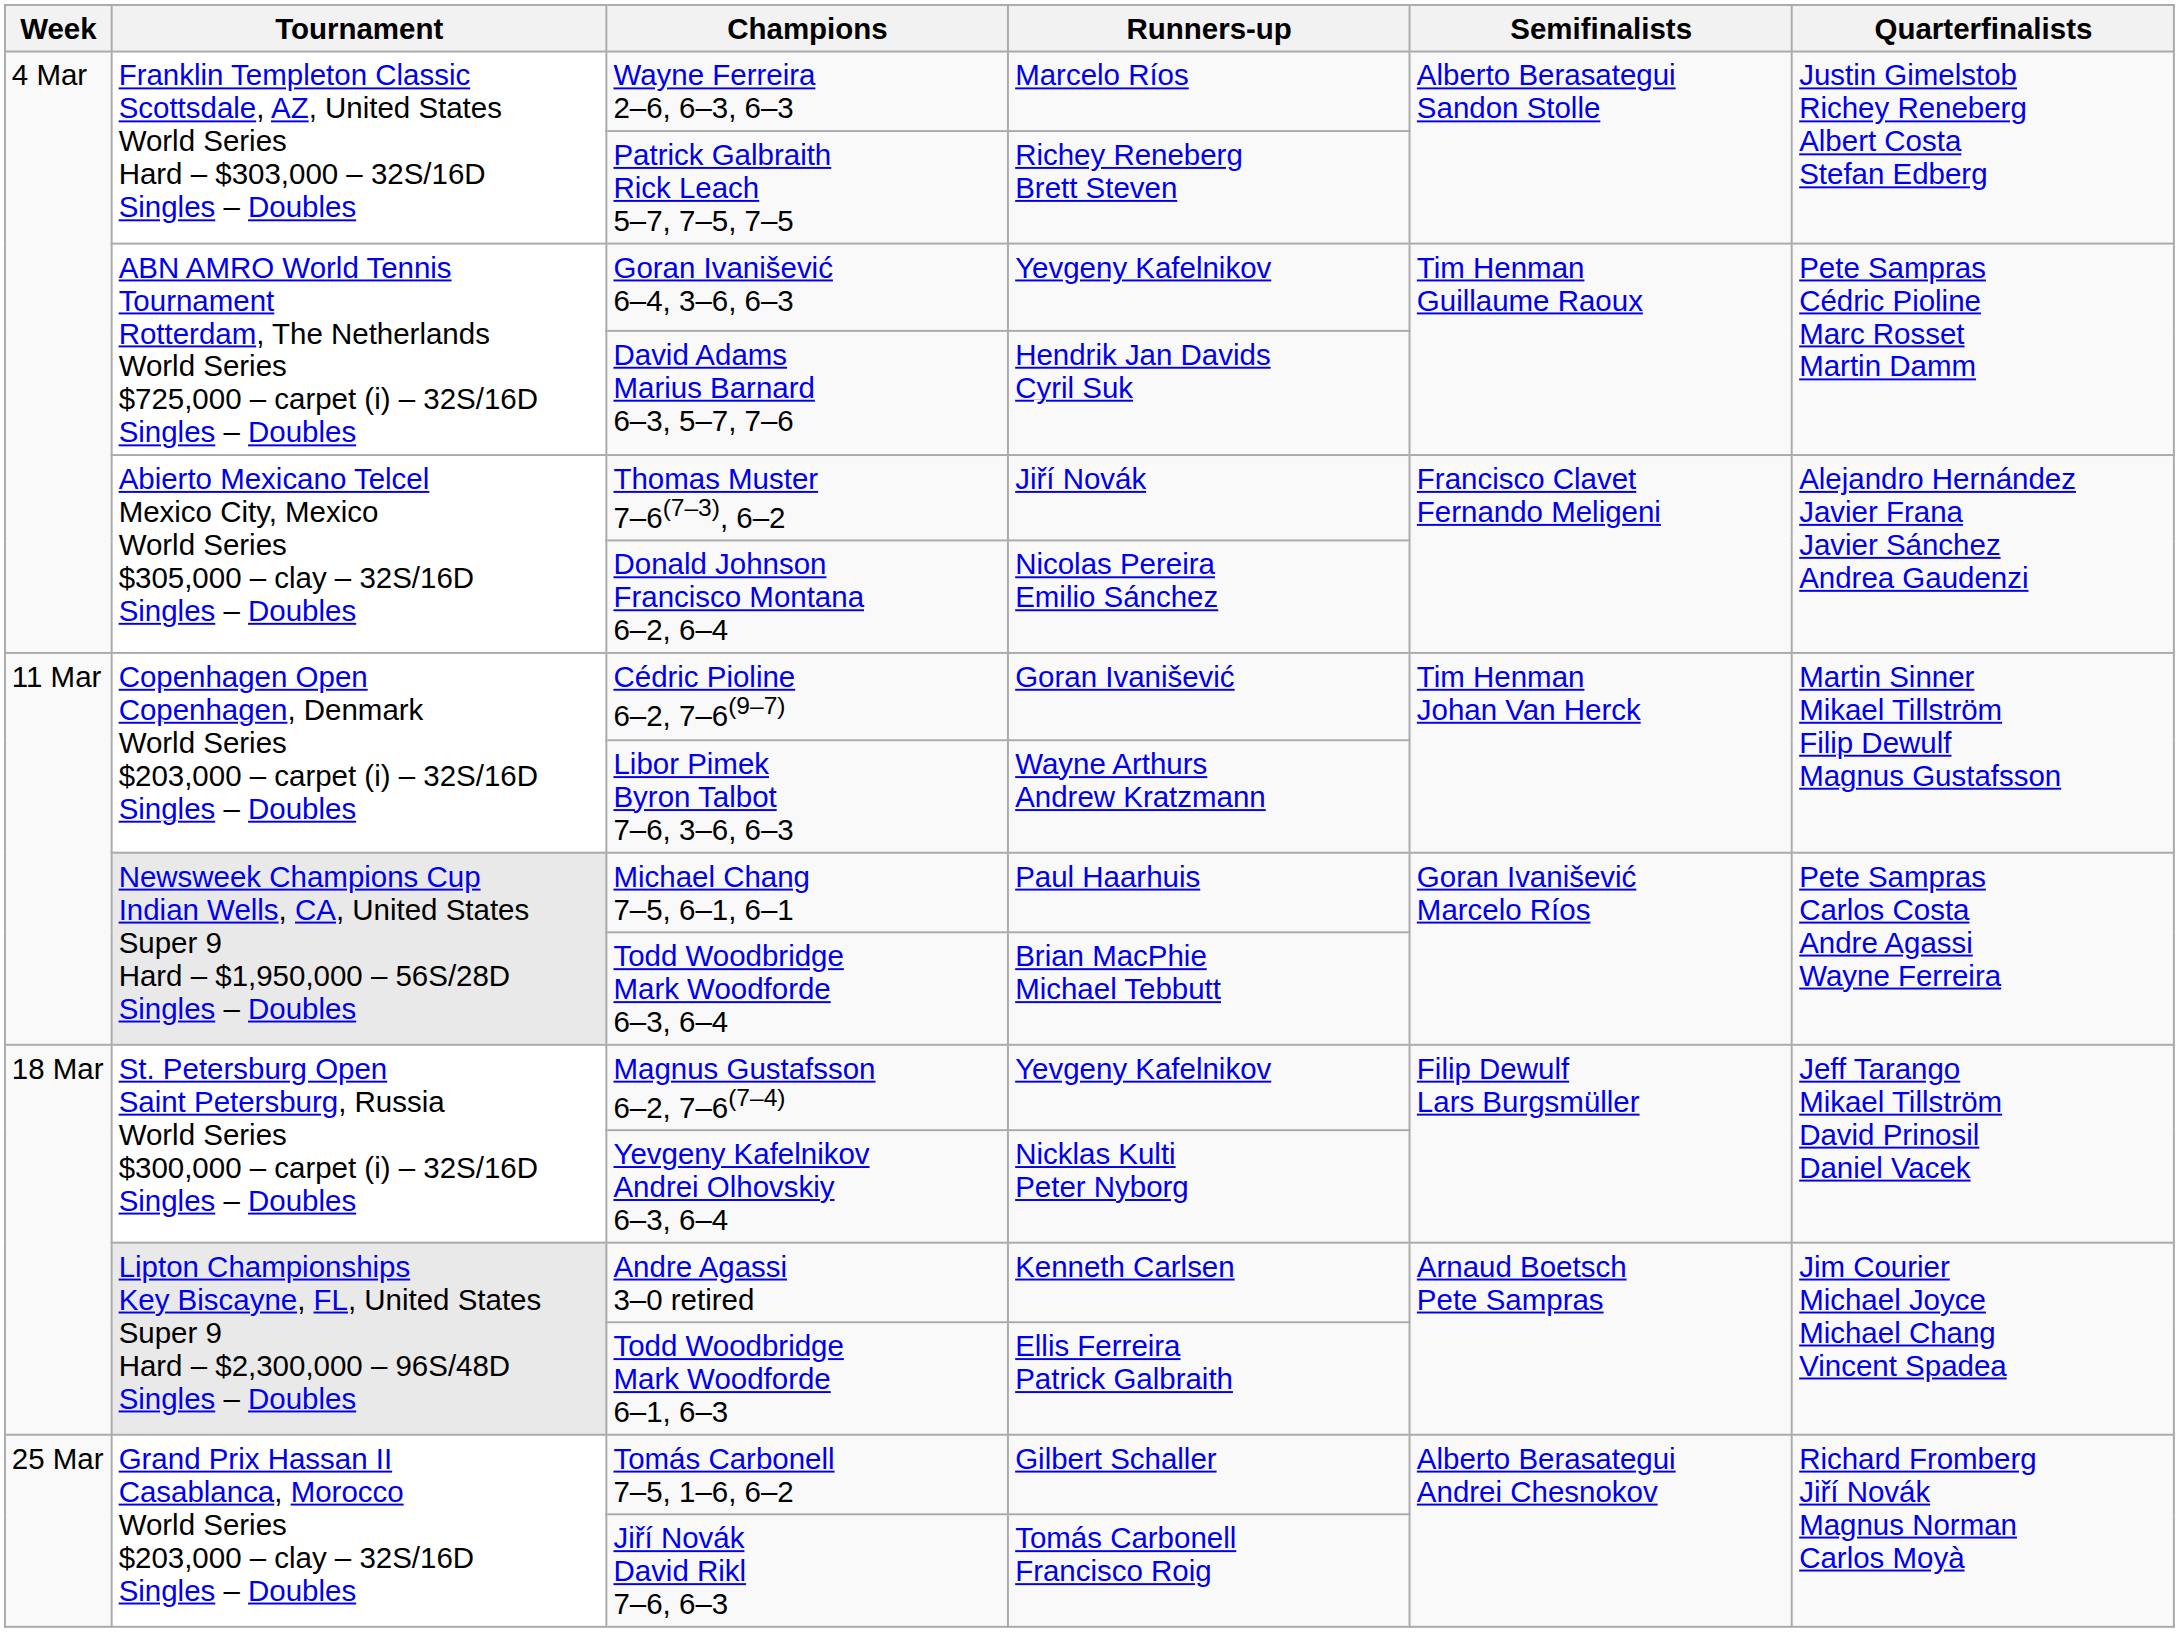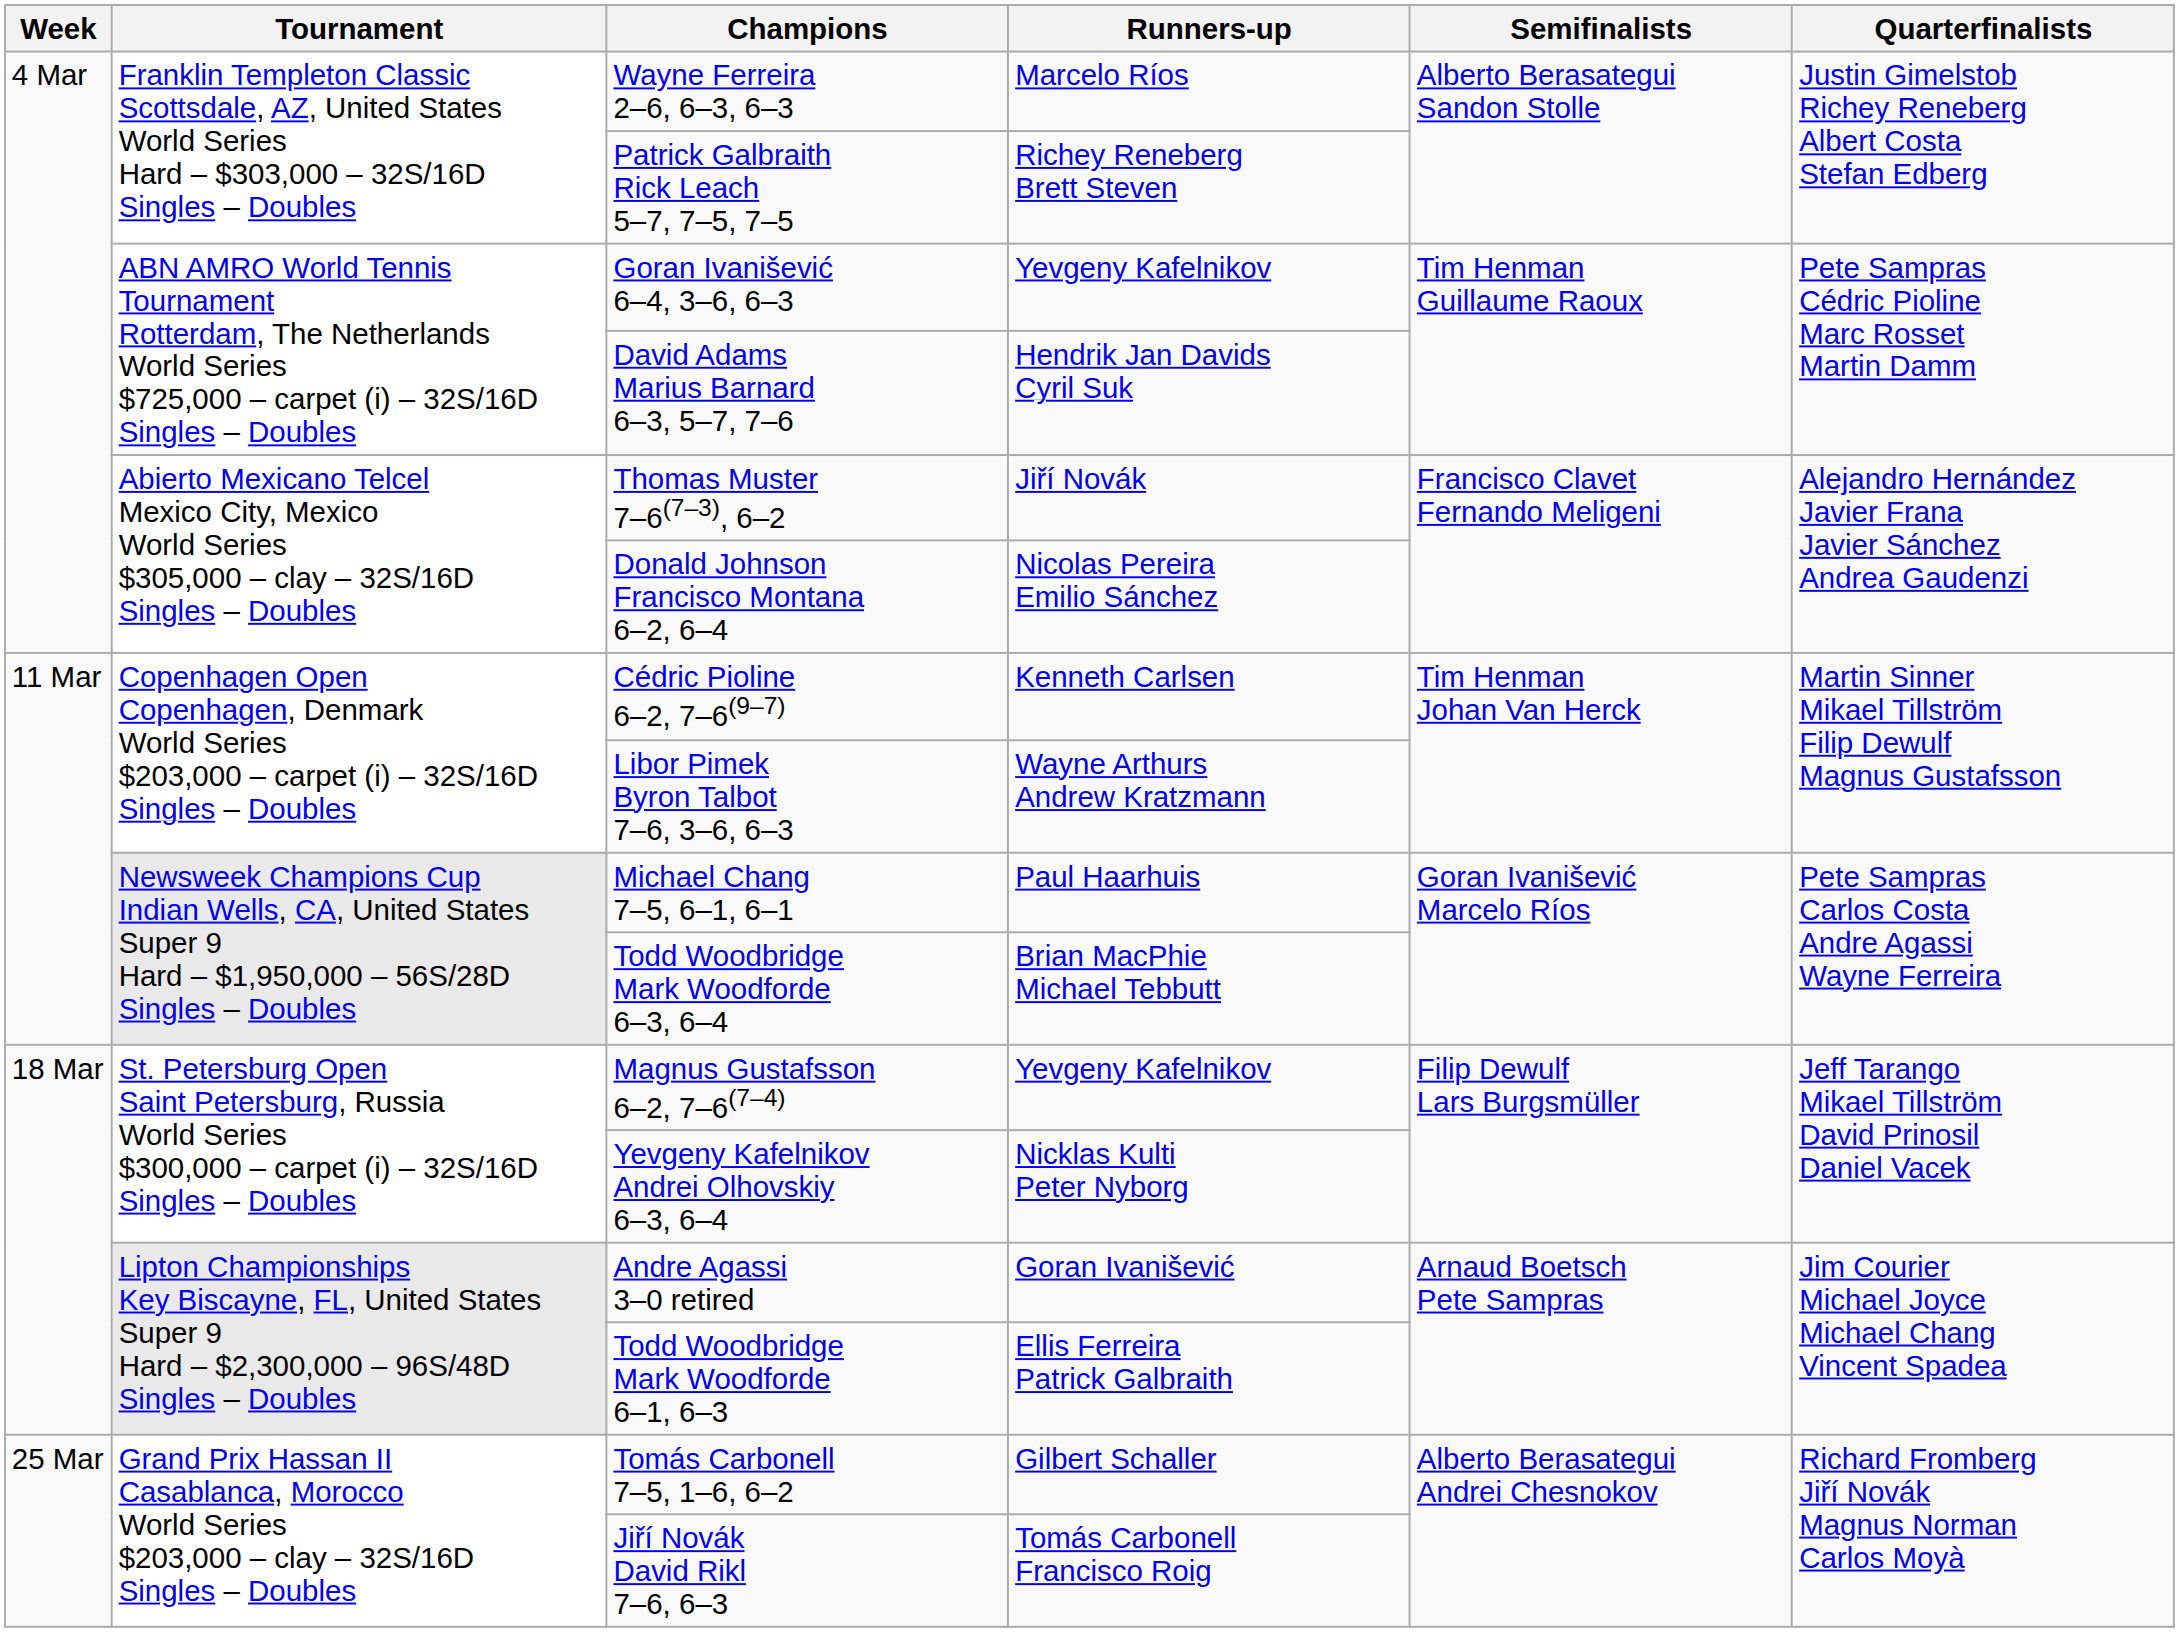(1125, 677) Goran Ivanišević -> (1125, 677) Kenneth Carlsen
(1125, 1266) Kenneth Carlsen -> (1125, 1266) Goran Ivanišević
